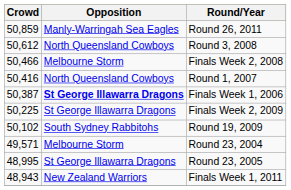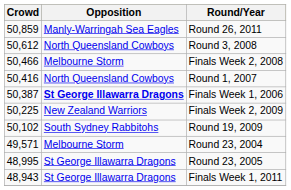(110, 111) St George Illawarra Dragons -> (95, 111) New Zealand Warriors
(95, 177) New Zealand Warriors -> (110, 177) St George Illawarra Dragons
